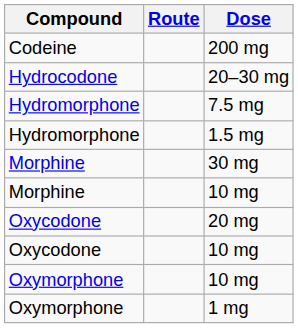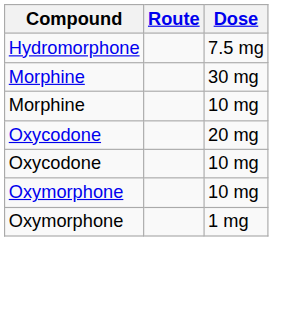- row: (43, 47)
- row: (63, 76)
- row: (74, 134)
